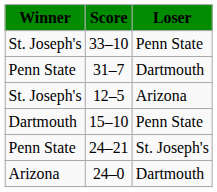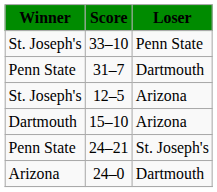(169, 121) Penn State -> (161, 121) Arizona
